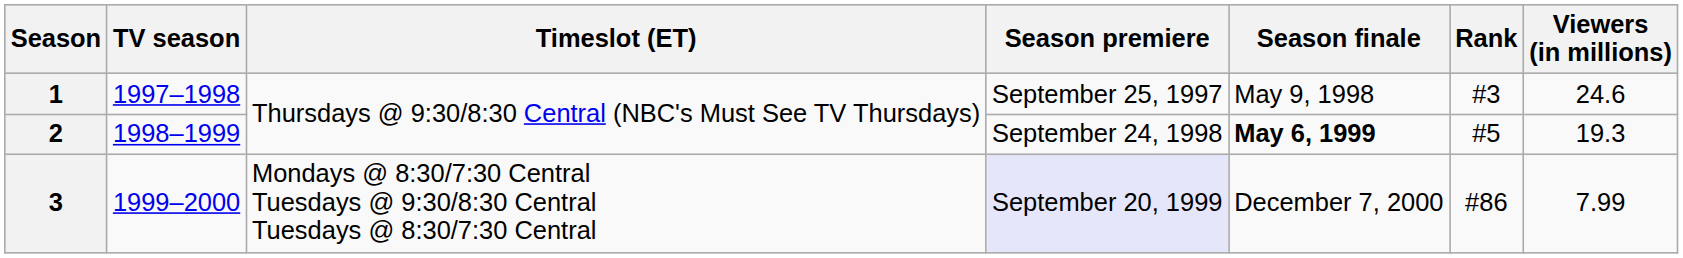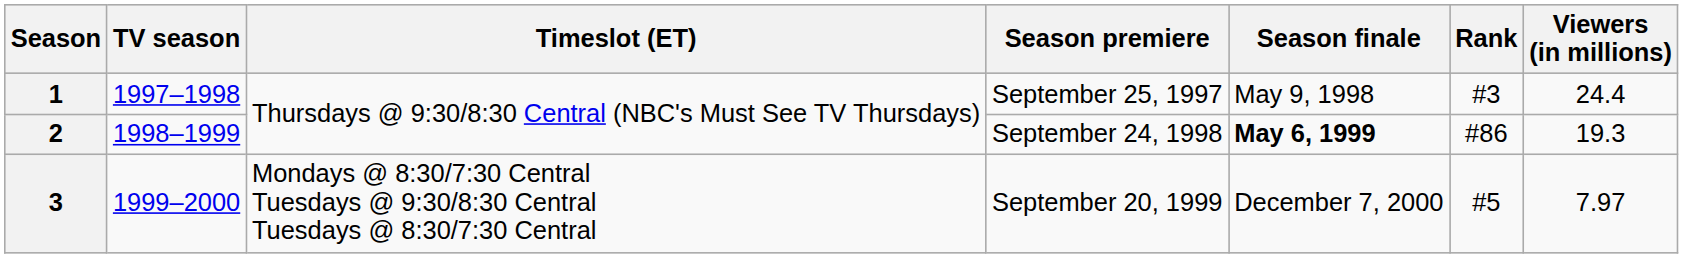(1601, 93) 24.6 -> (1601, 93) 24.4
(1486, 133) #5 -> (1486, 133) #86
(1107, 202) lavender background -> (1107, 202) no background
(1486, 202) #86 -> (1486, 202) #5
(1601, 202) 7.99 -> (1601, 202) 7.97
